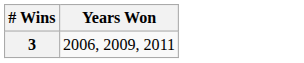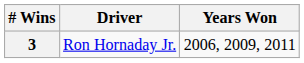+ column: (120, 17)
